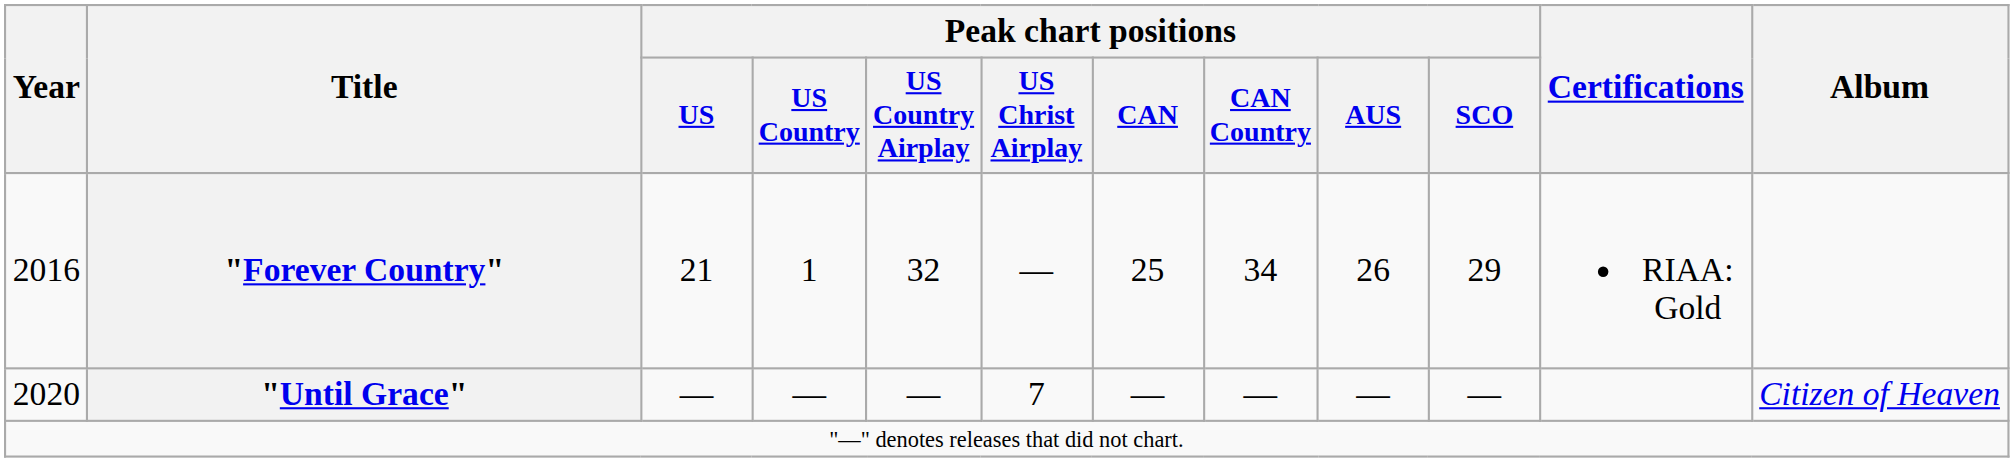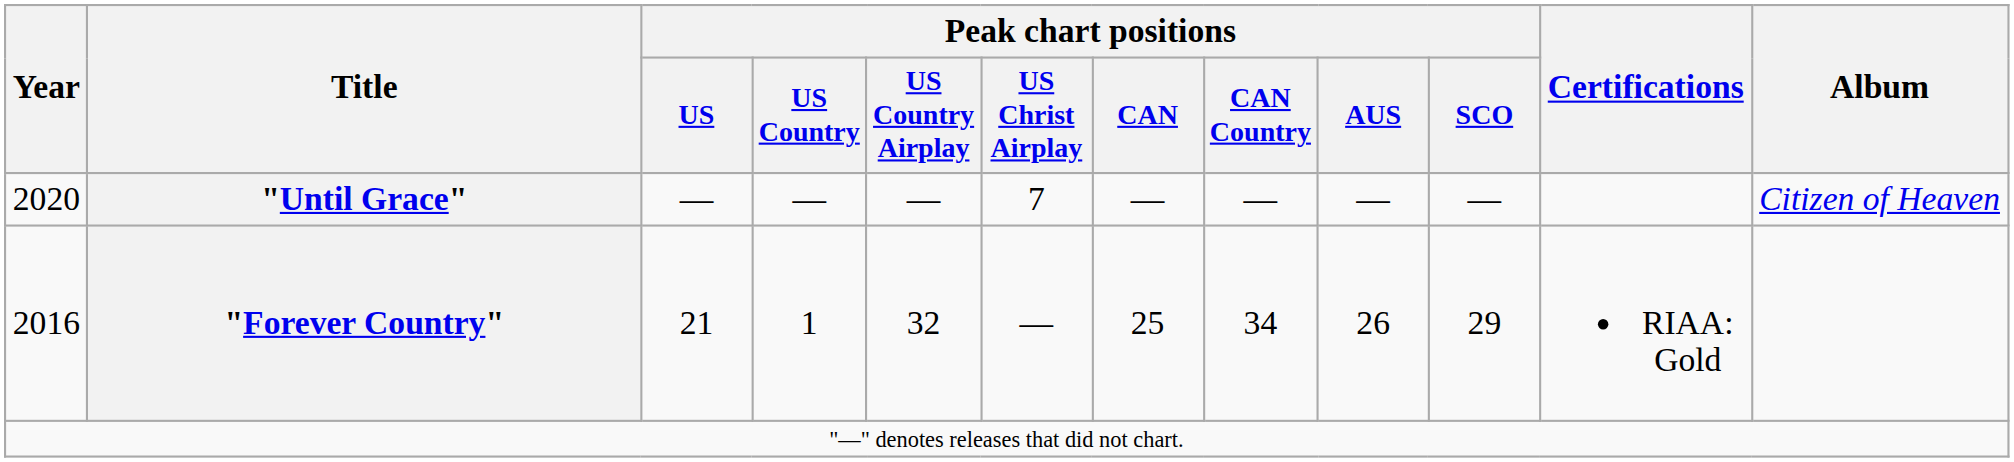rows swapped: (364, 269) <-> (364, 394)
